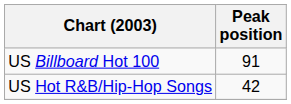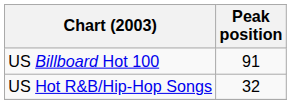(251, 86) 42 -> (251, 86) 32
